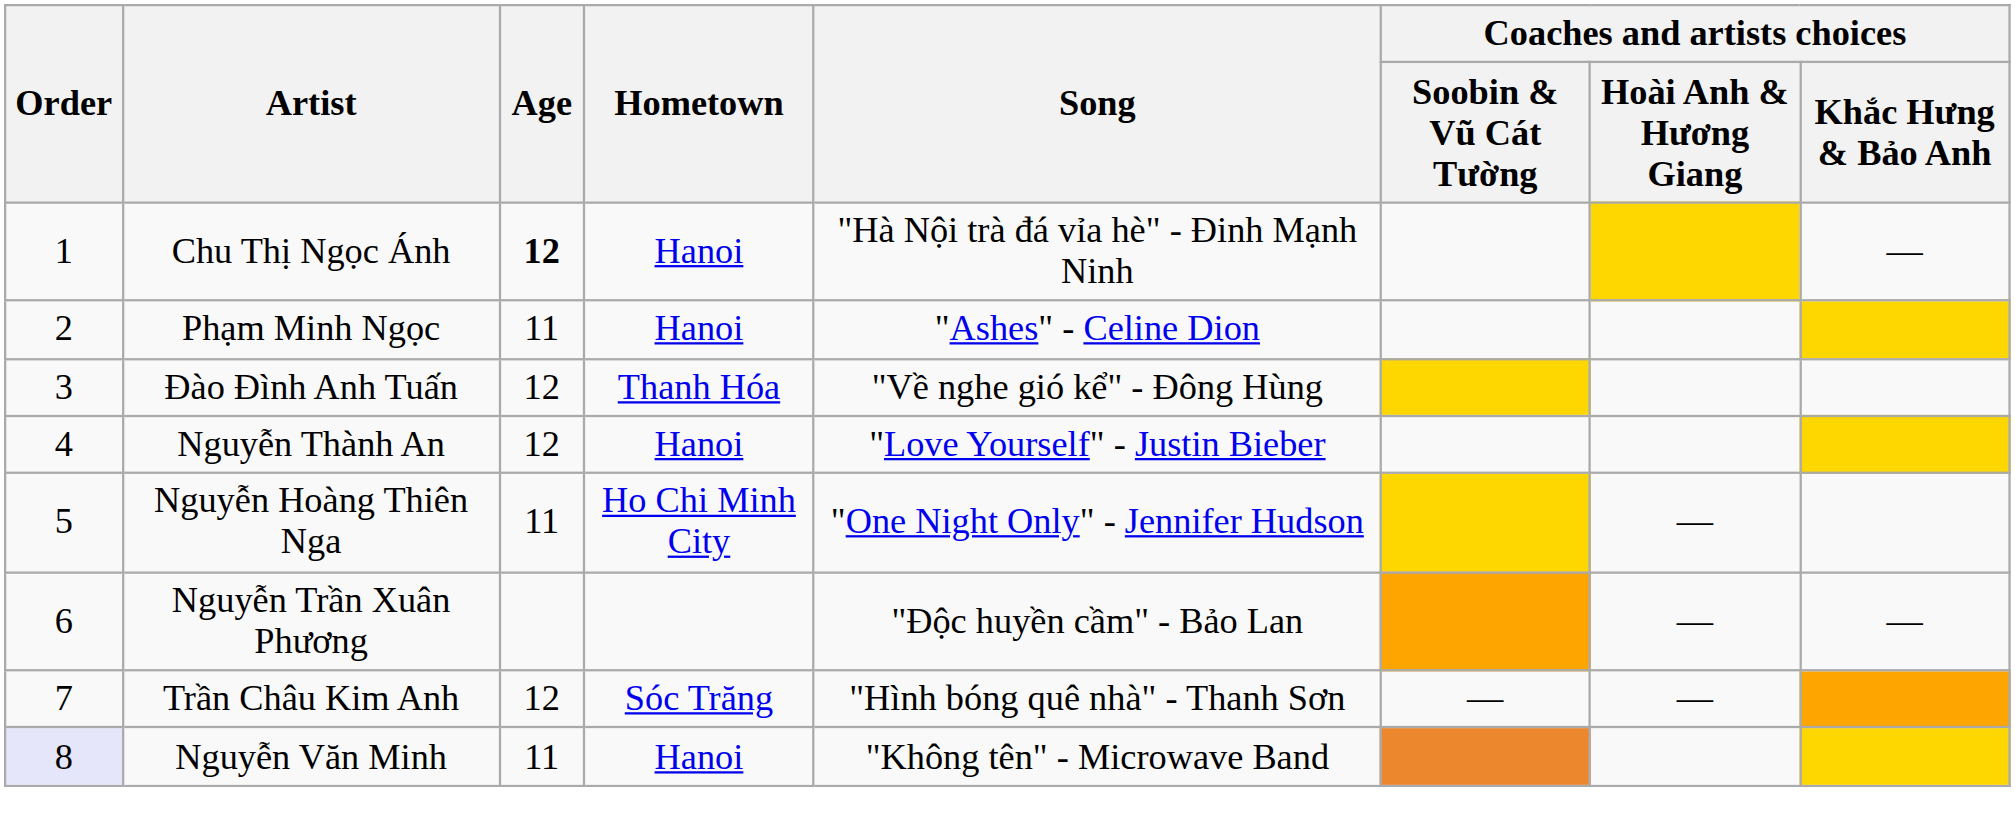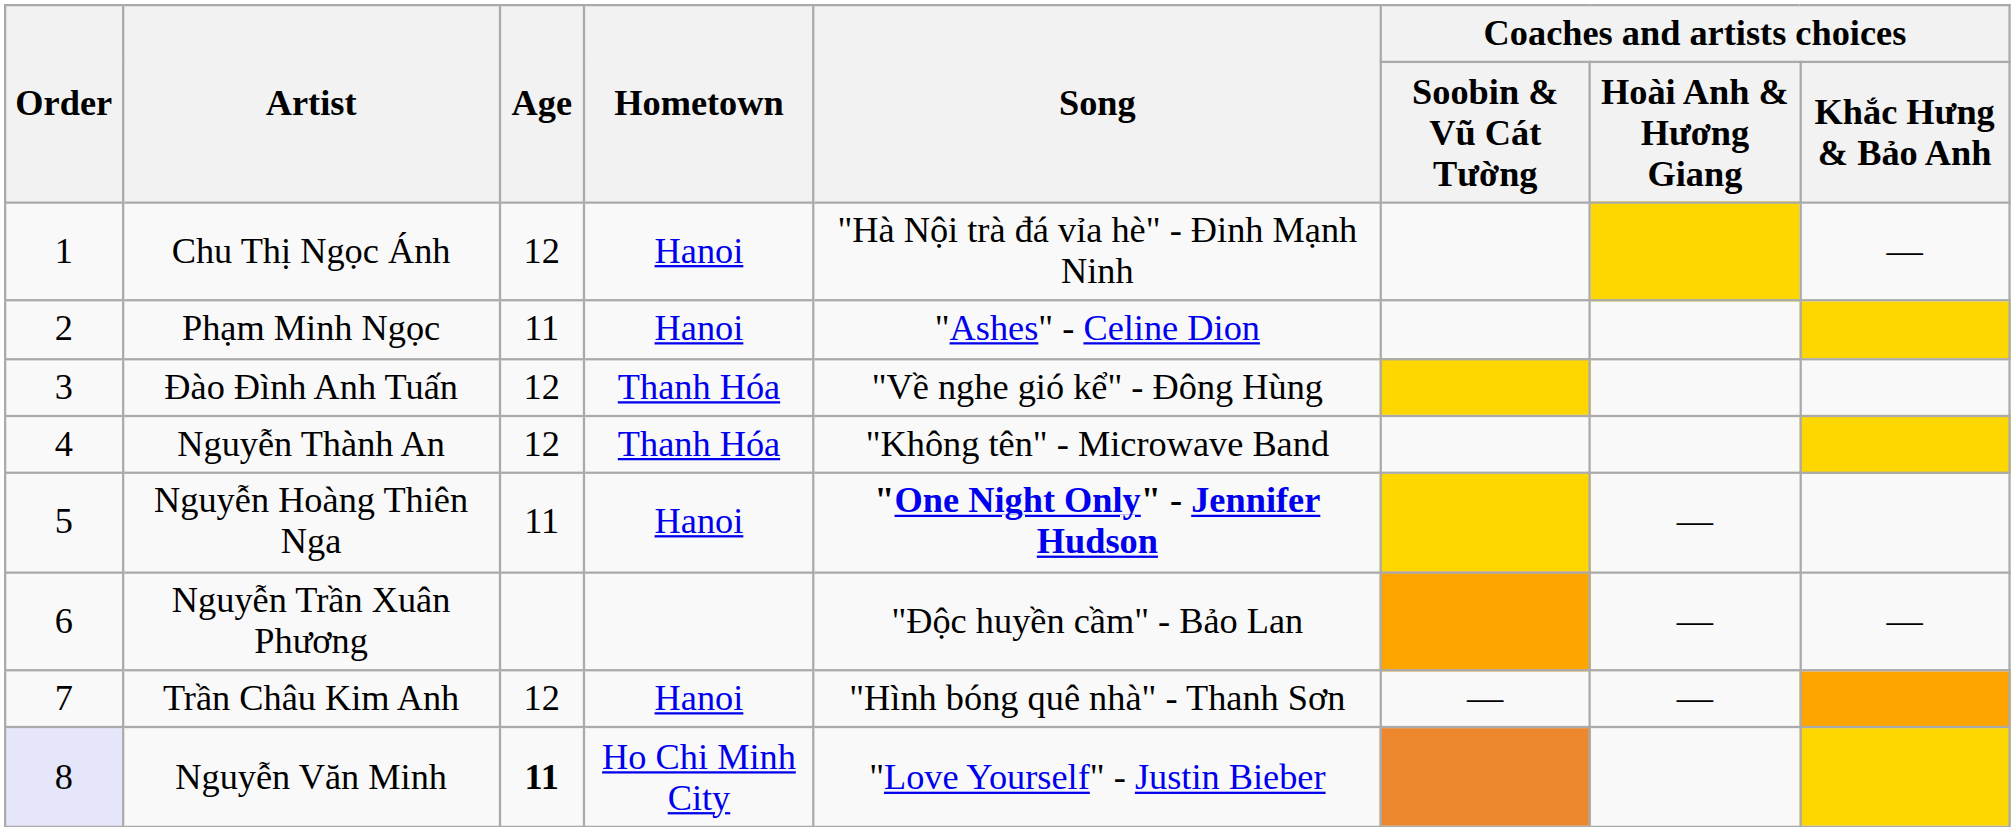(542, 250) bold -> (542, 250) normal
(699, 443) Hanoi -> (699, 443) Thanh Hóa
(1097, 443) "Love Yourself" - Justin Bieber -> (1097, 443) "Không tên" - Microwave Band
(699, 521) Ho Chi Minh City -> (699, 521) Hanoi
(1097, 521) normal -> (1097, 521) bold
(699, 698) Sóc Trăng -> (699, 698) Hanoi
(542, 756) normal -> (542, 776) bold
(699, 756) Hanoi -> (699, 776) Ho Chi Minh City
(1097, 756) "Không tên" - Microwave Band -> (1097, 776) "Love Yourself" - Justin Bieber
